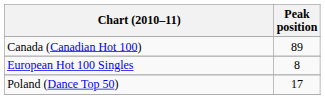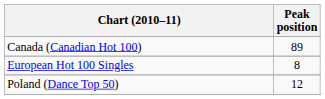(297, 84) 17 -> (297, 84) 12
